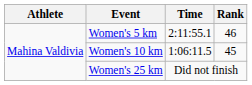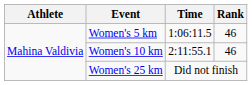(190, 33) 2:11:55.1 -> (190, 33) 1:06:11.5
(190, 52) 1:06:11.5 -> (190, 52) 2:11:55.1
(230, 52) 45 -> (230, 52) 46
